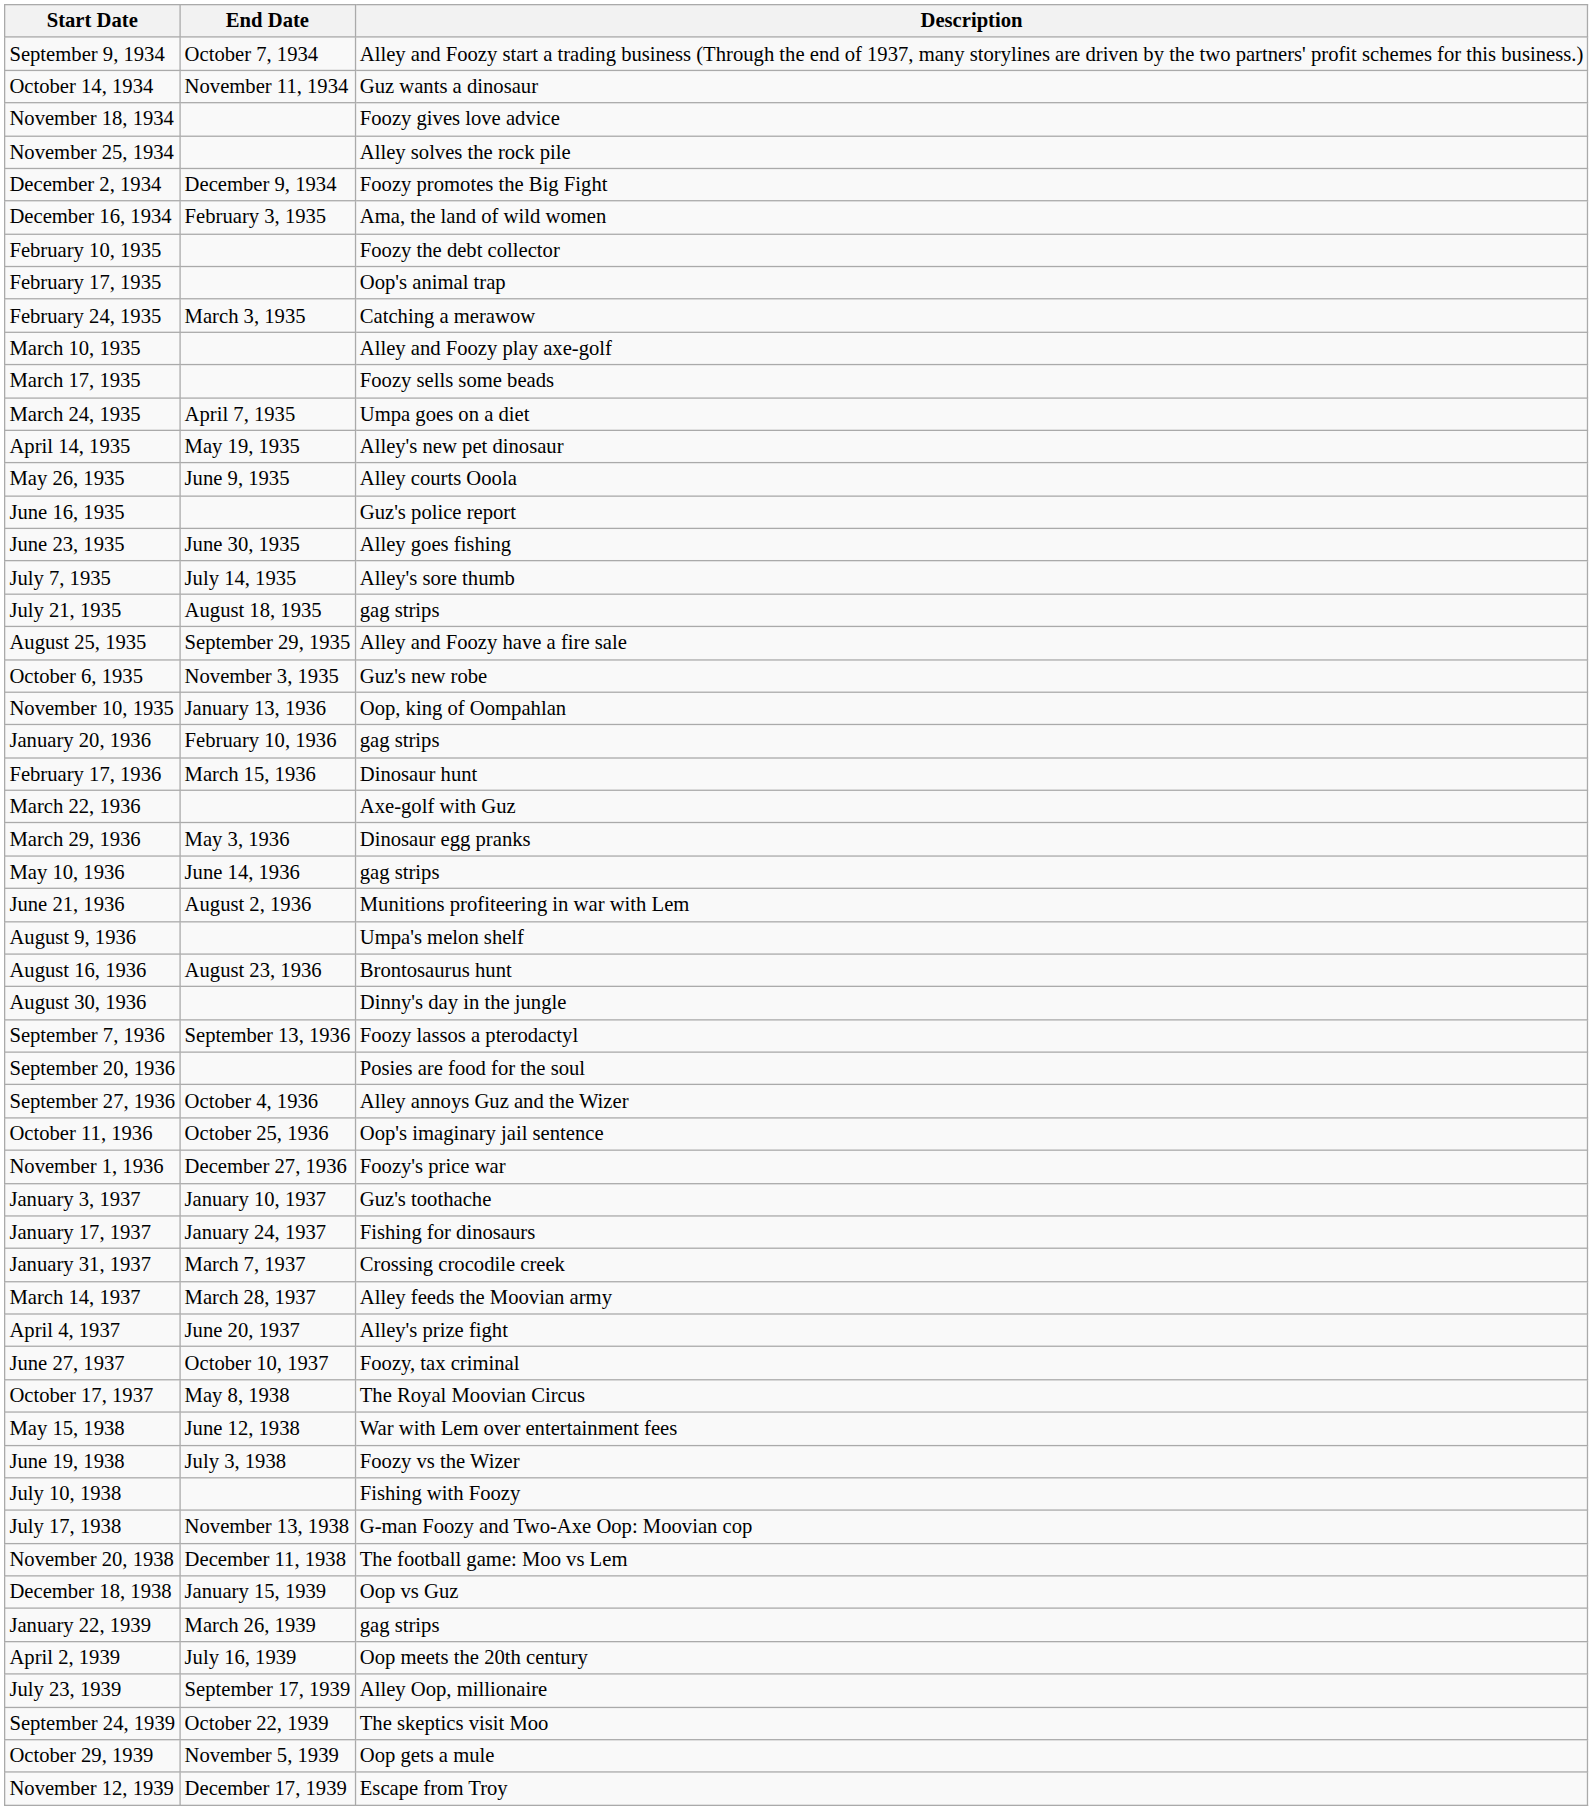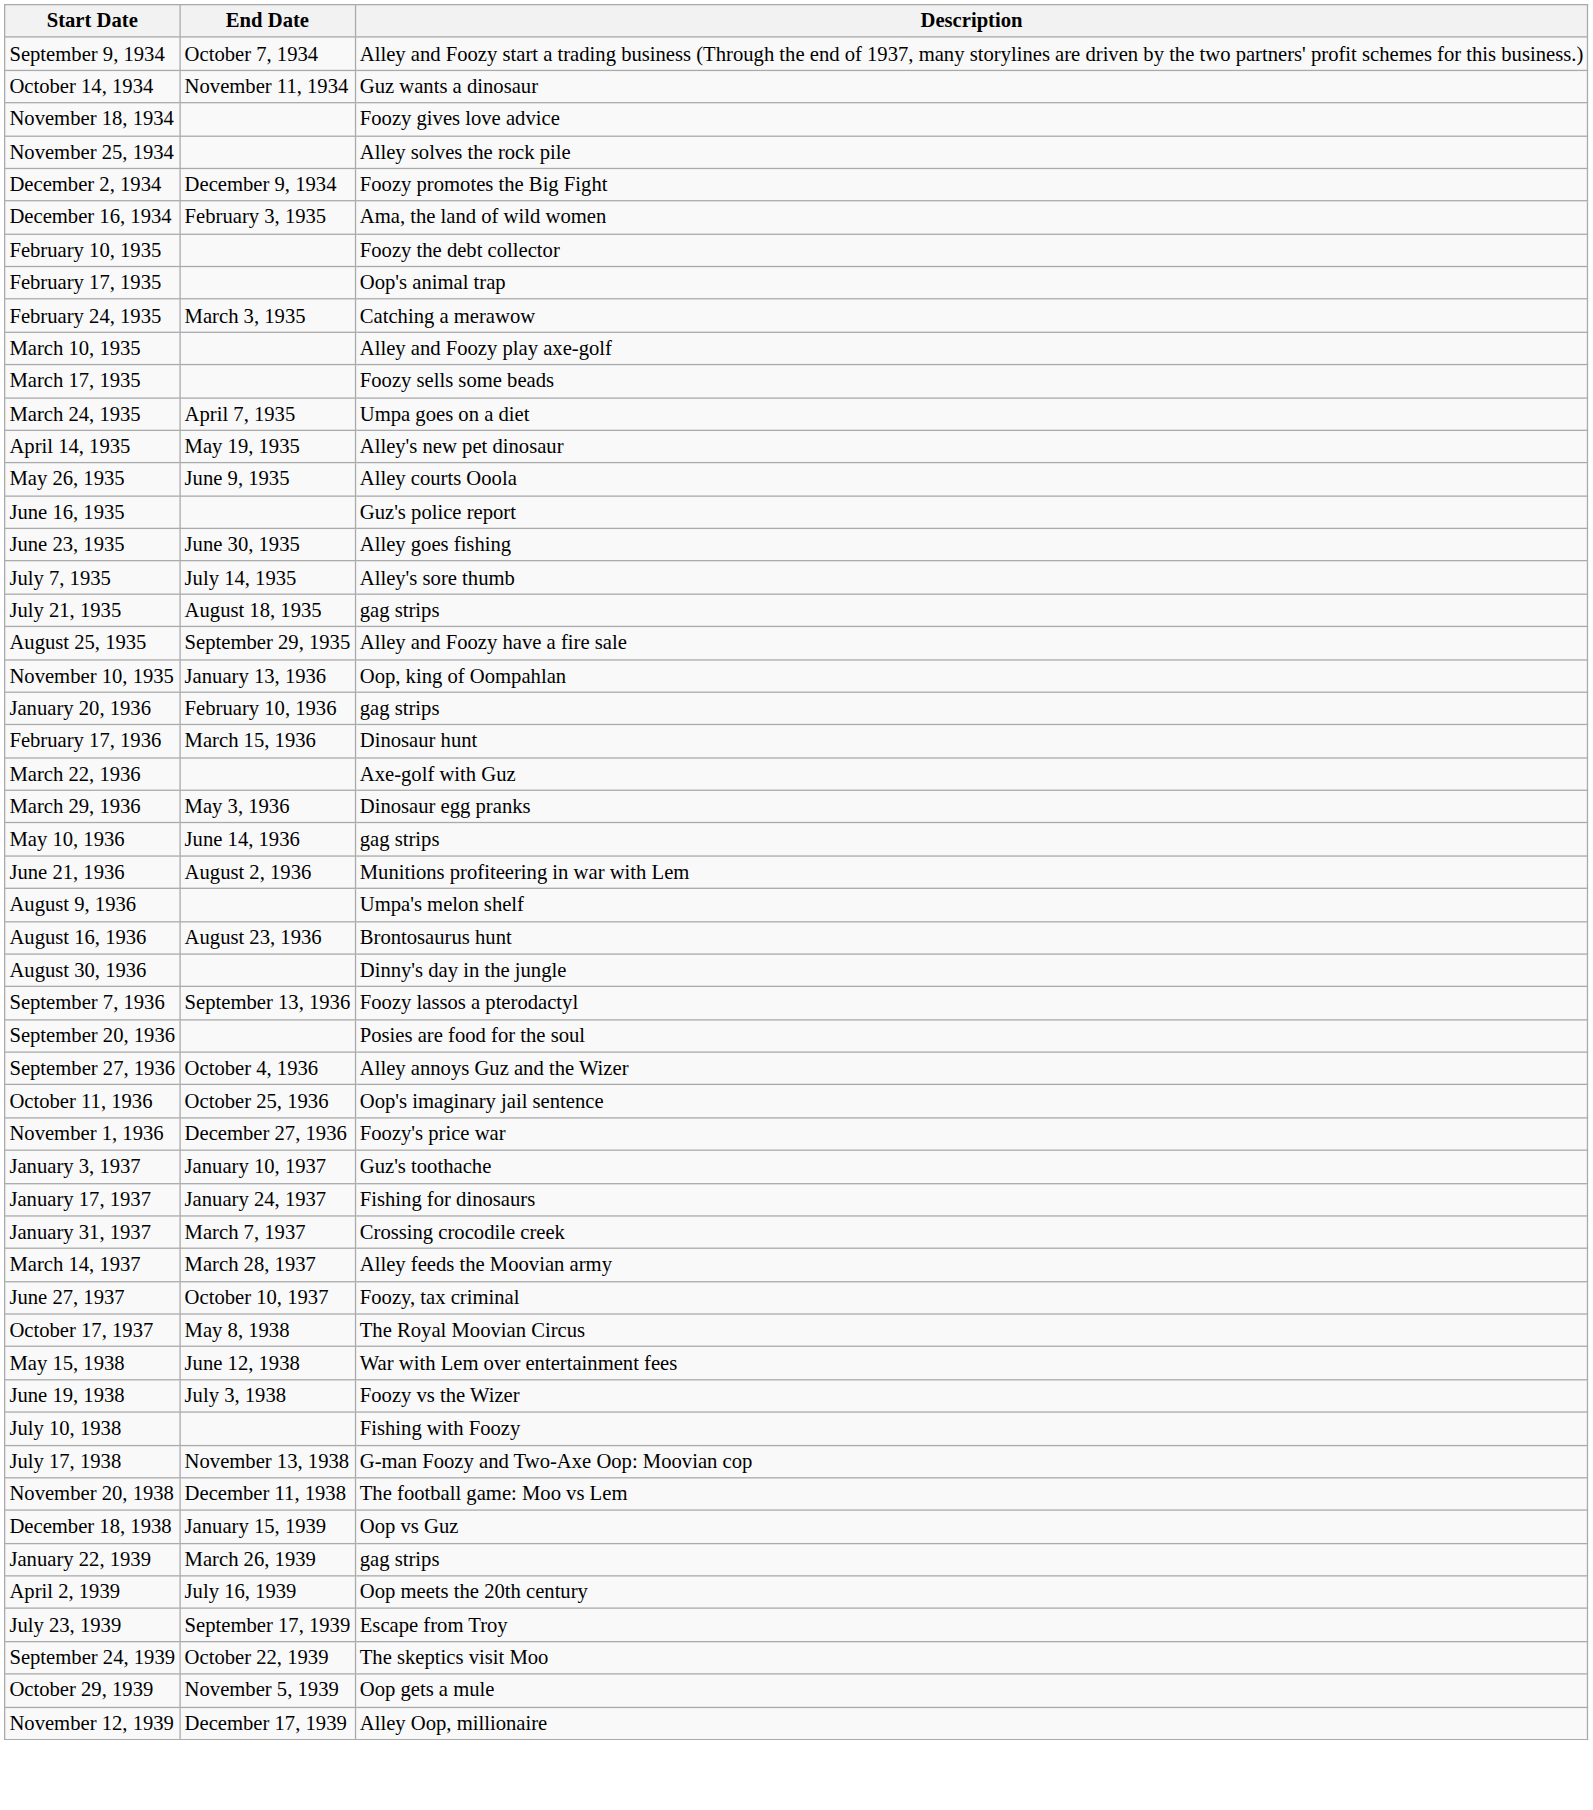- row: (76, 675)
- row: (65, 1330)
(453, 1690) Alley Oop, millionaire -> (434, 1624) Escape from Troy
(434, 1788) Escape from Troy -> (453, 1723) Alley Oop, millionaire
